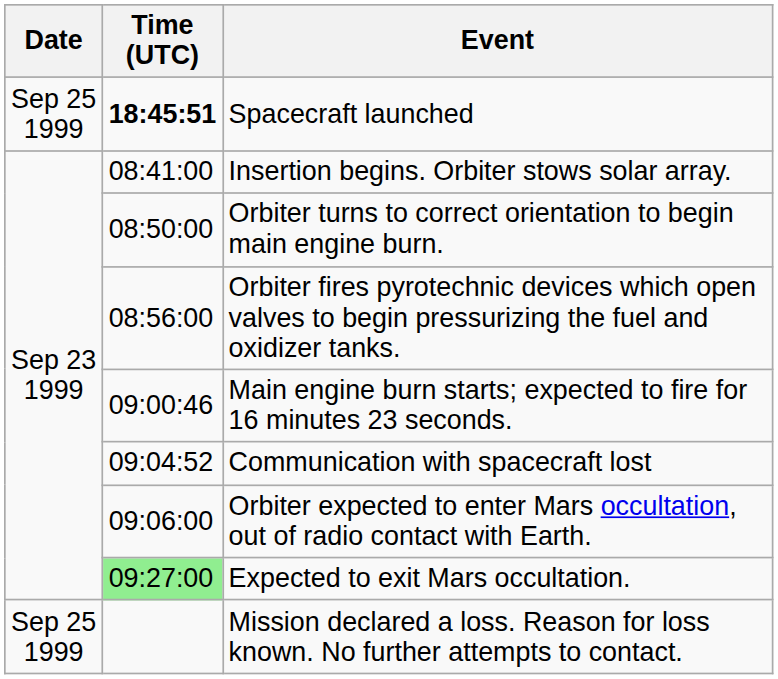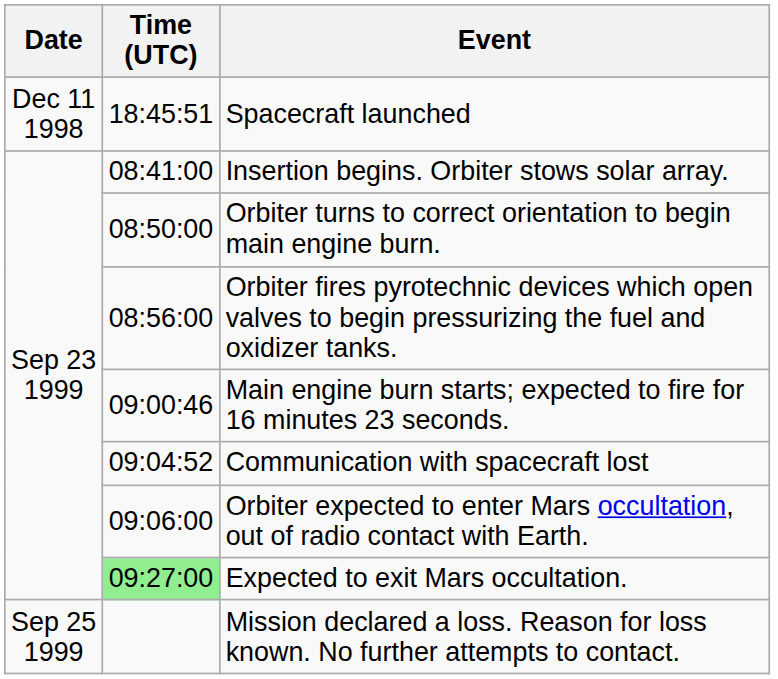(54, 113) Sep 25 1999 -> (54, 113) Dec 11 1998
(162, 113) bold -> (161, 113) normal
